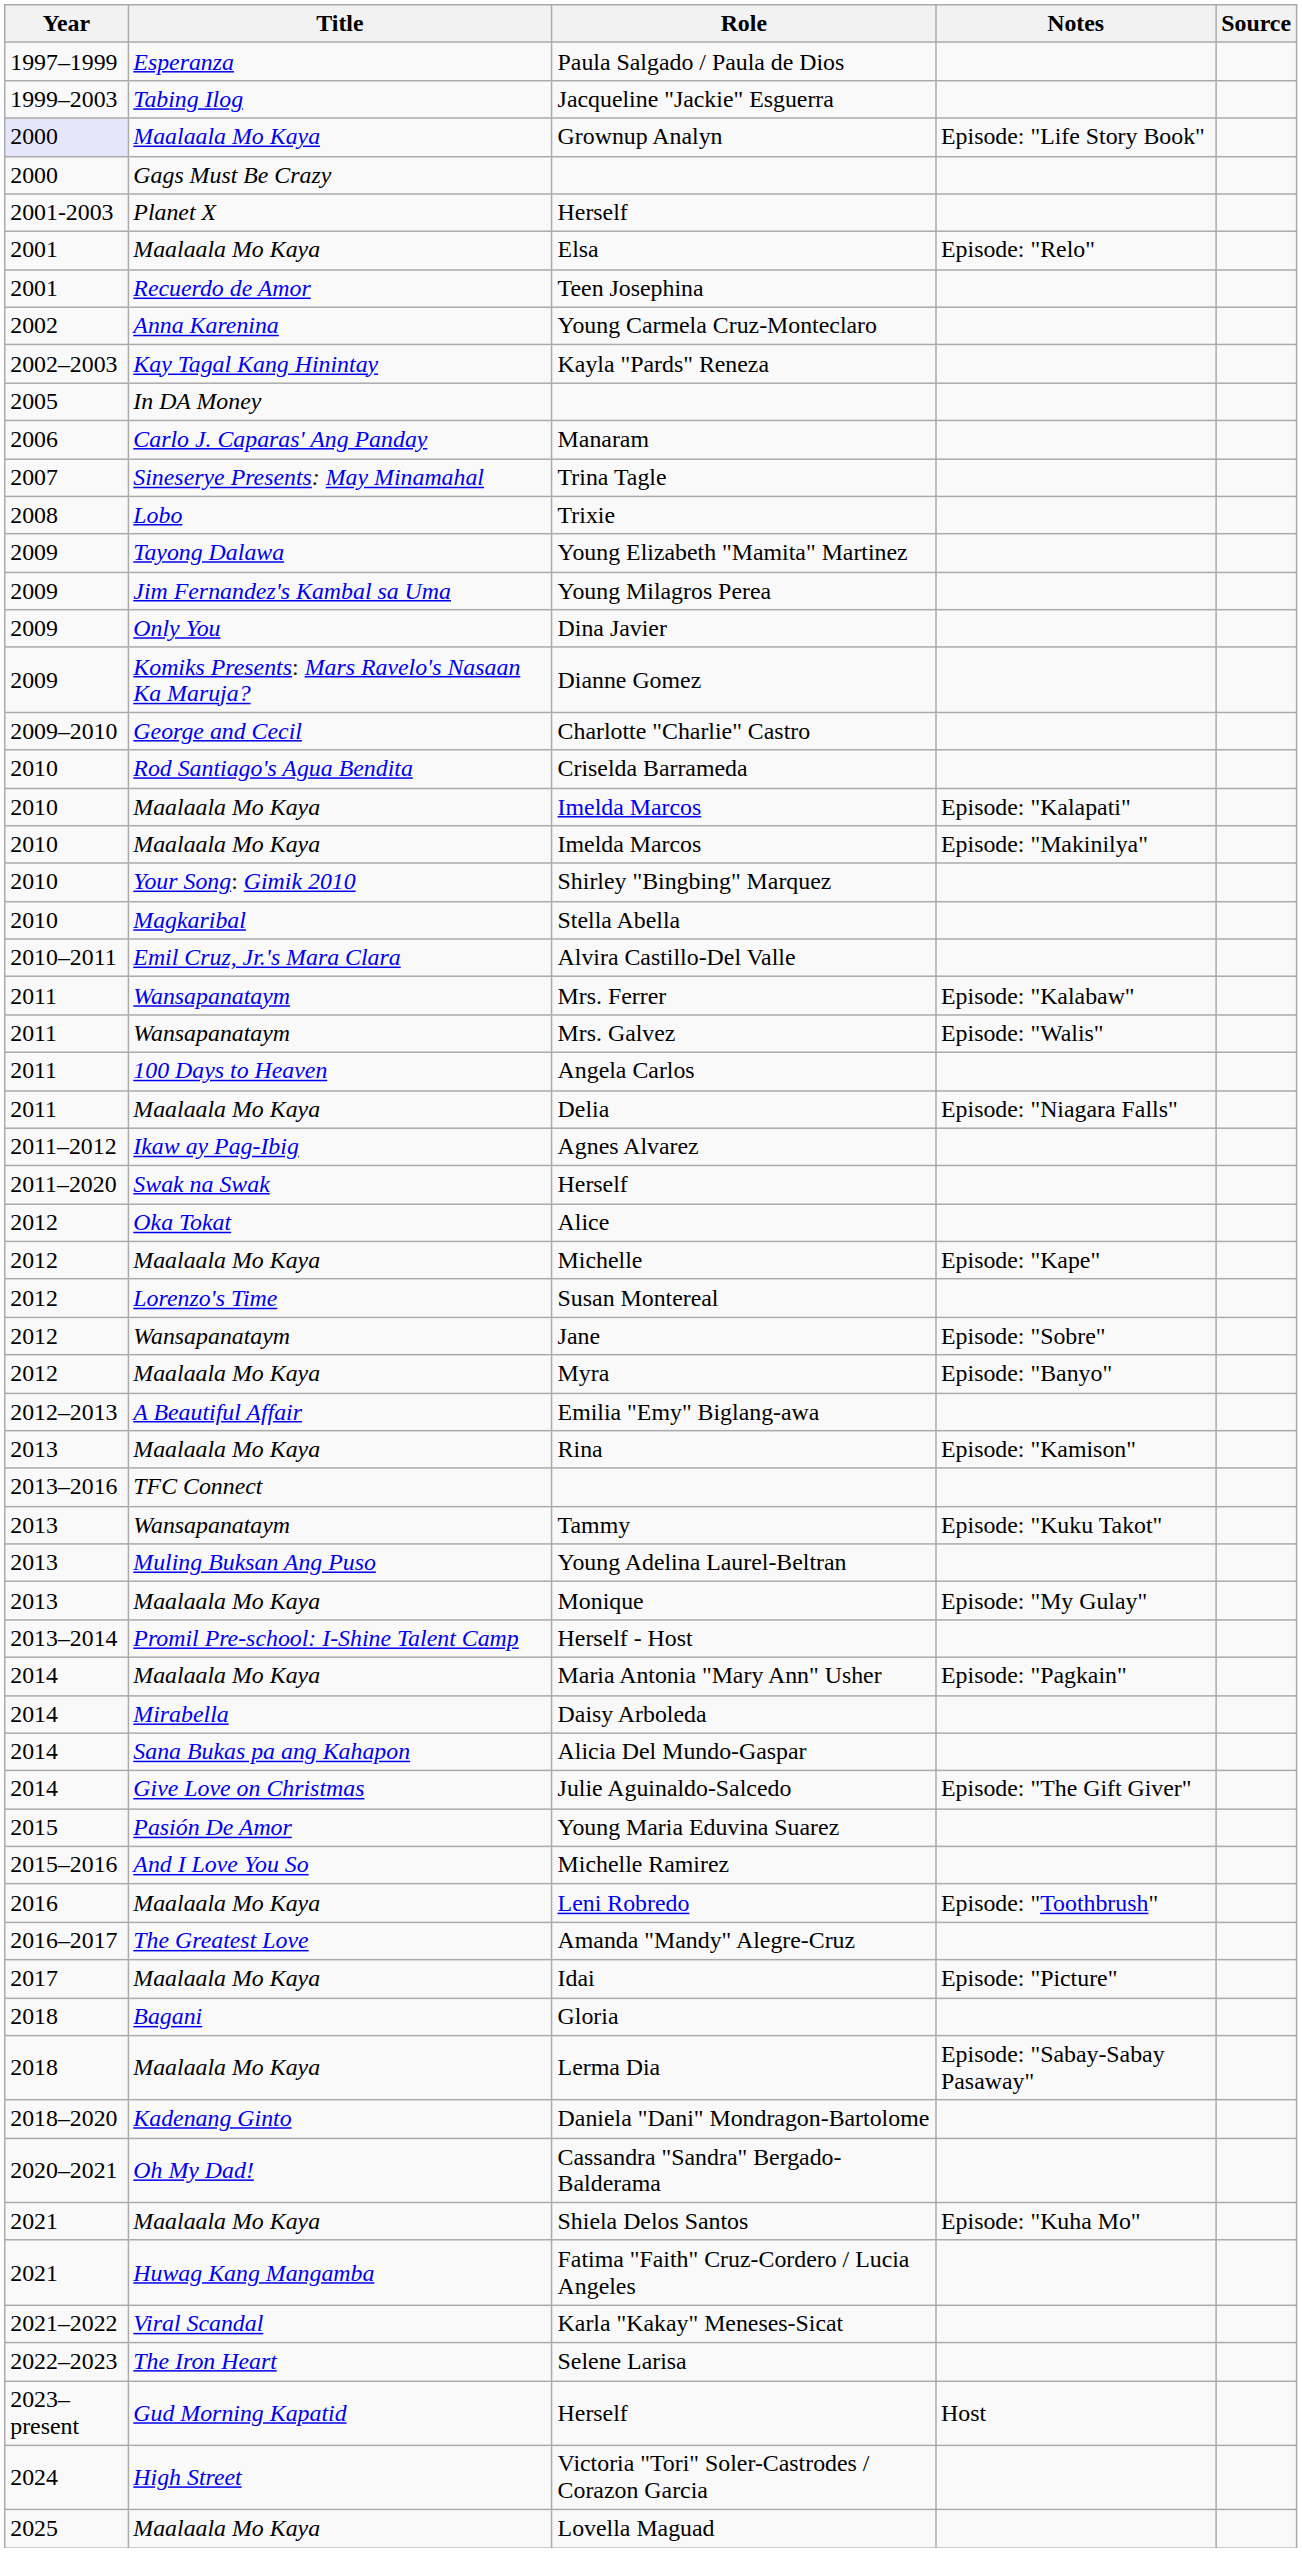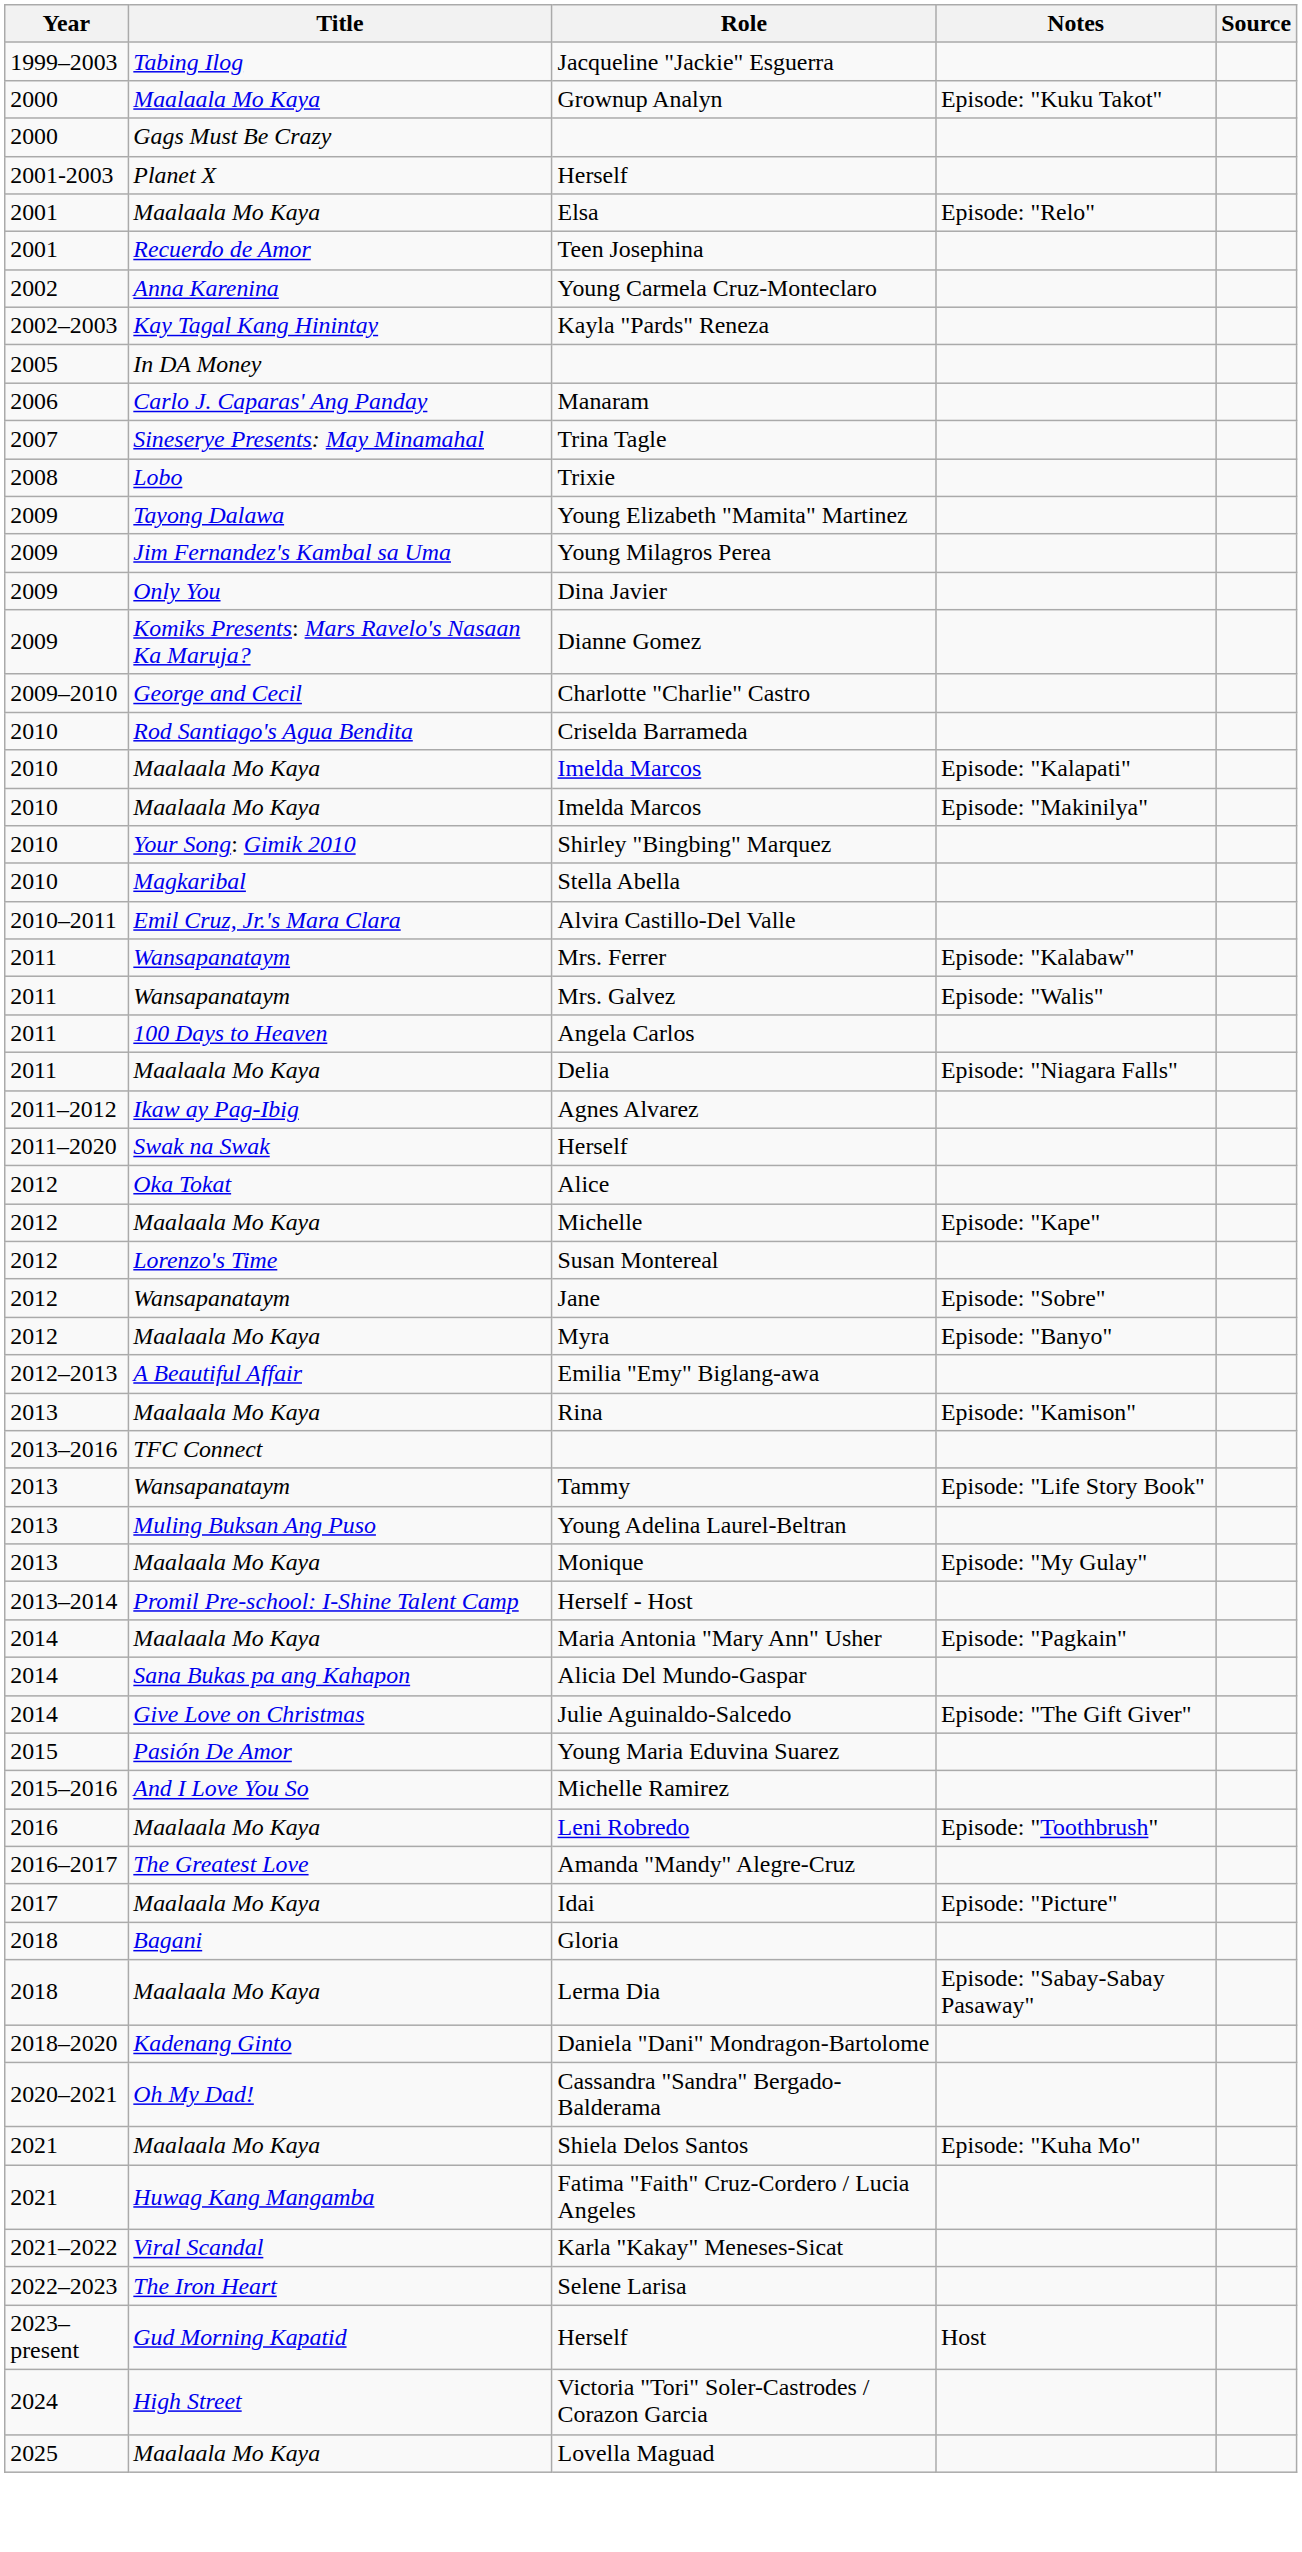- row: (184, 61)
(34, 136) lavender background -> (34, 99) no background
(1073, 136) Episode: "Life Story Book" -> (1052, 99) Episode: "Kuku Takot"
(1052, 1524) Episode: "Kuku Takot" -> (1073, 1486) Episode: "Life Story Book"
- row: (181, 1713)
